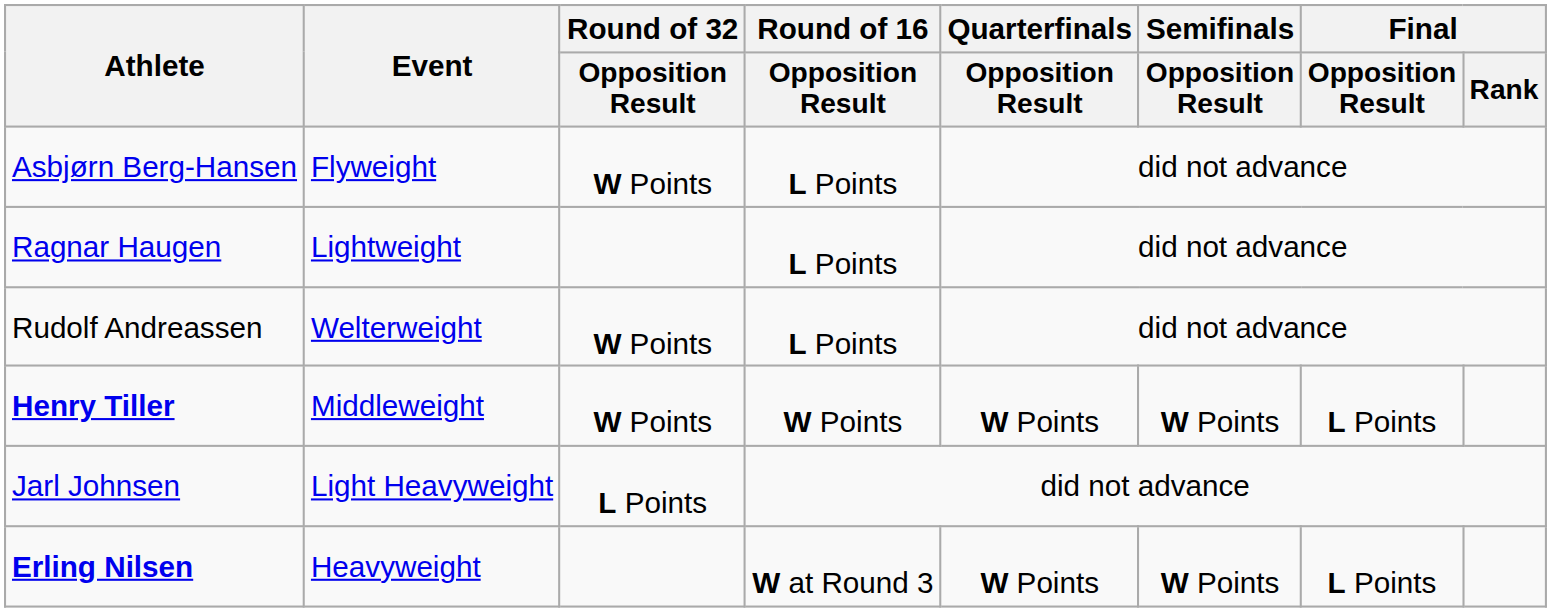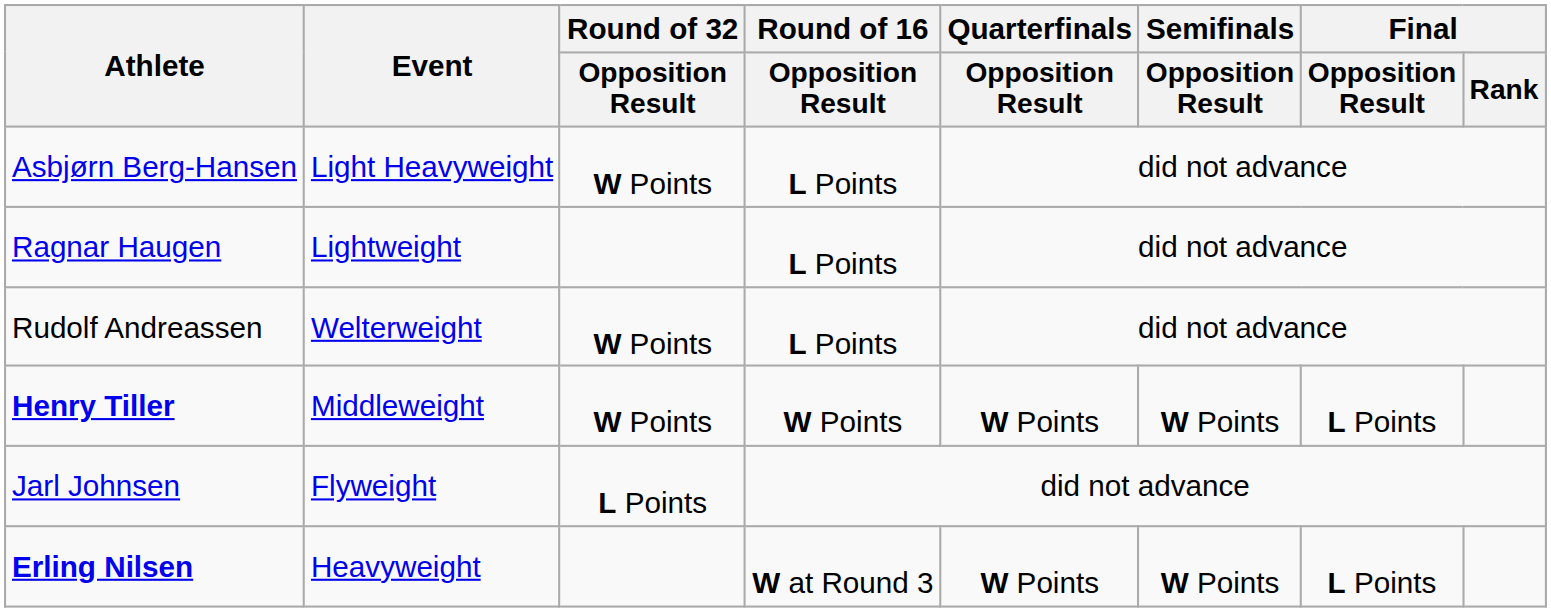(374, 167) Flyweight -> (432, 167) Light Heavyweight
(432, 487) Light Heavyweight -> (374, 487) Flyweight
